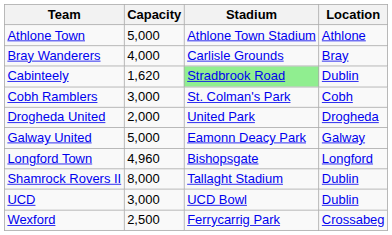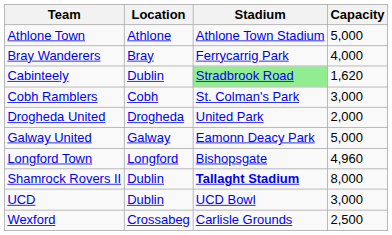columns swapped: (353, 14) <-> (154, 14)
(235, 55) Carlisle Grounds -> (242, 55) Ferrycarrig Park
(235, 179) normal -> (248, 179) bold
(234, 220) Ferrycarrig Park -> (244, 220) Carlisle Grounds
